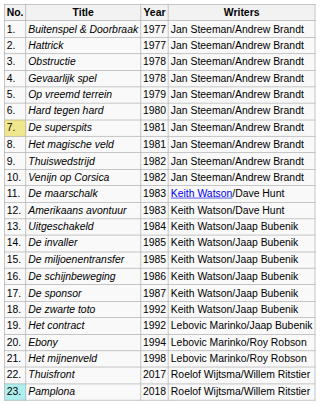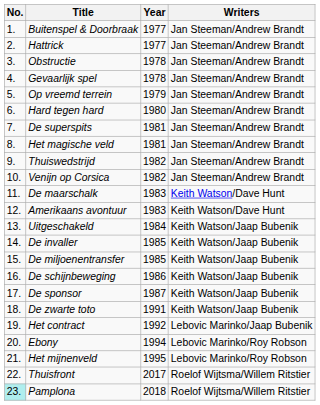(11, 128) khaki background -> (11, 128) no background
(154, 309) 1992 -> (154, 309) 1991
(154, 359) 1998 -> (154, 359) 1995
